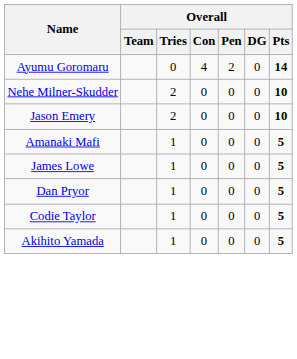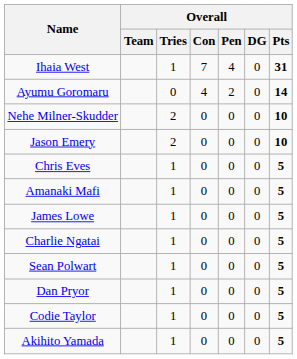+ row: (63, 66)
+ row: (63, 166)
+ row: (63, 241)
+ row: (63, 266)
